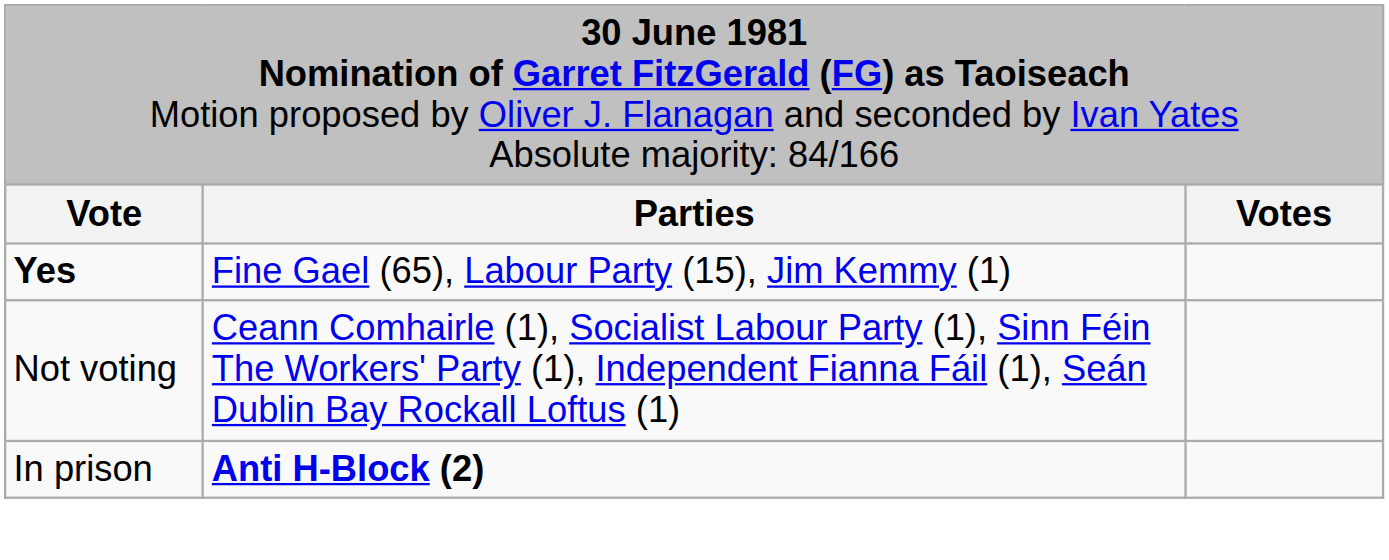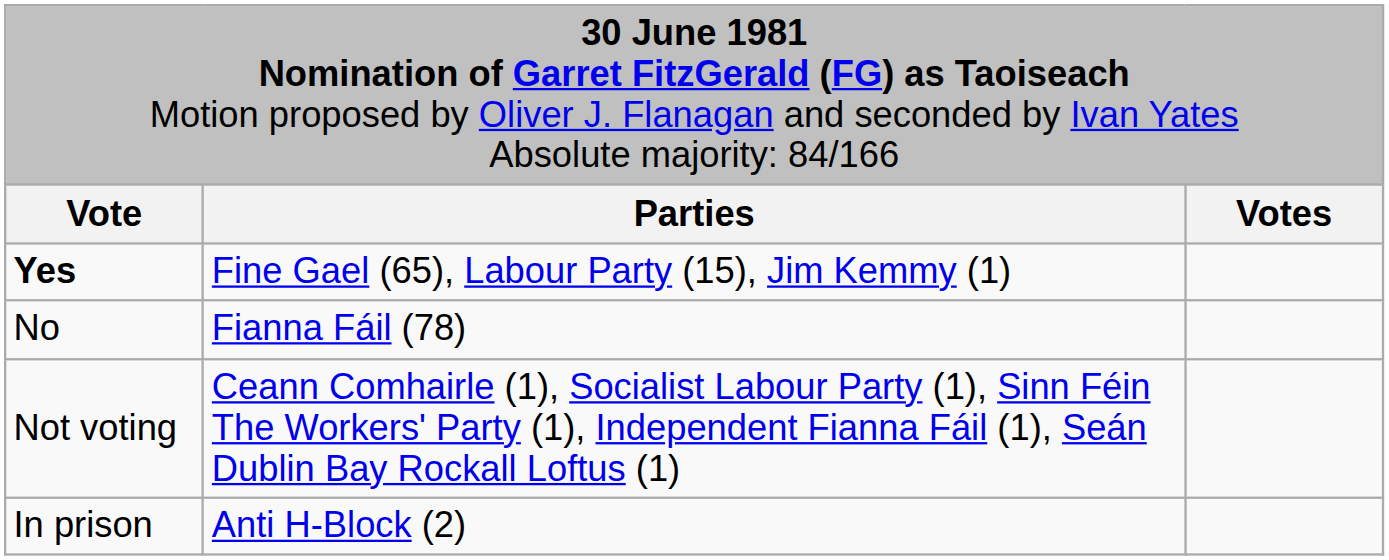+ row: (37, 328)
(348, 468) bold -> (339, 525) normal
